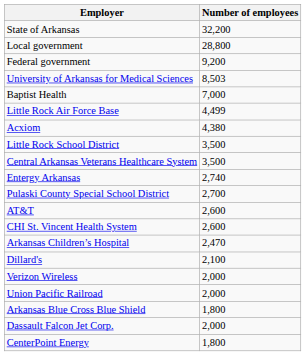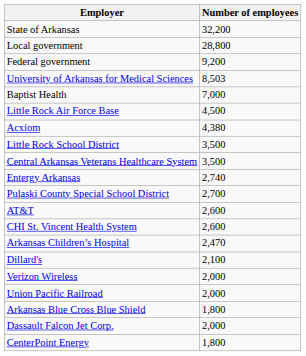(214, 111) 4,499 -> (214, 111) 4,500
